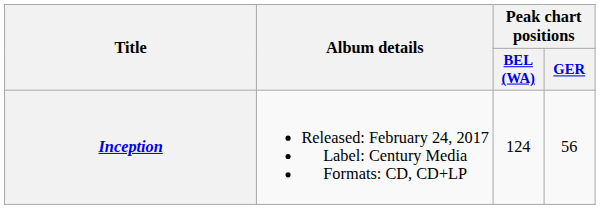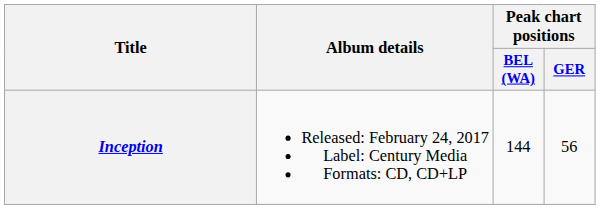(518, 147) 124 -> (518, 147) 144
